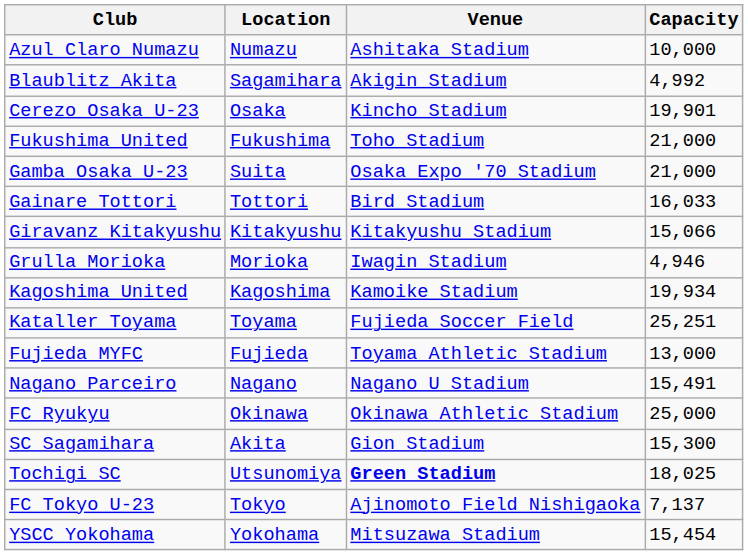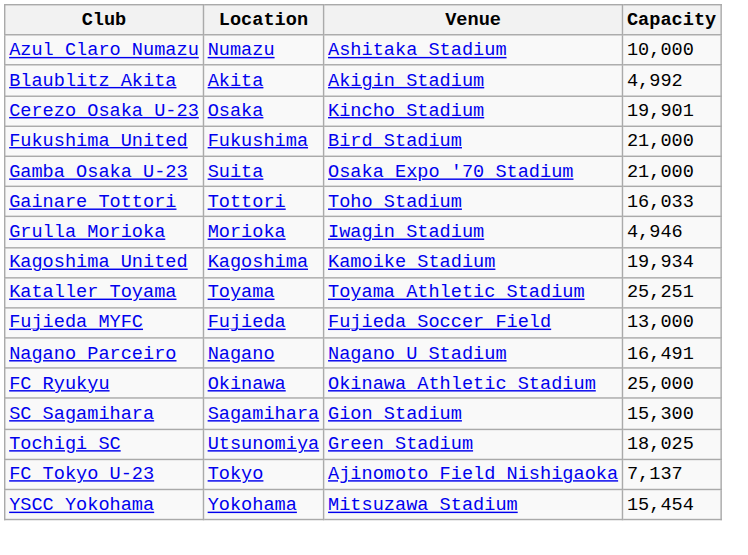(286, 80) Sagamihara -> (236, 80) Akita
(417, 141) Toho Stadium -> (395, 141) Bird Stadium
(417, 202) Bird Stadium -> (395, 202) Toho Stadium
- row: (115, 232)
(462, 323) Fujieda Soccer Field -> (456, 293) Toyama Athletic Stadium
(479, 353) Toyama Athletic Stadium -> (440, 323) Fujieda Soccer Field
(683, 383) 15,491 -> (660, 353) 16,491
(258, 444) Akita -> (263, 414) Sagamihara
(423, 474) bold -> (401, 444) normal
